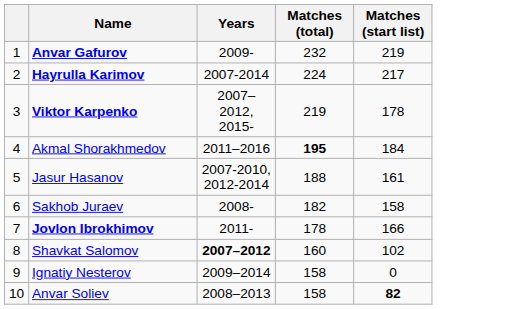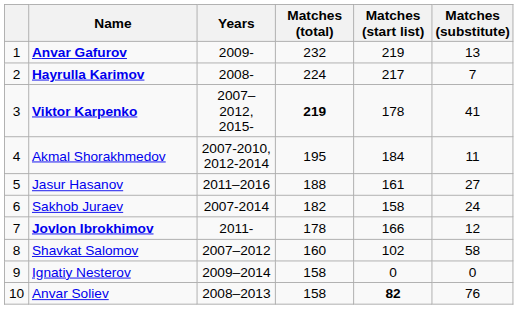+ column: (473, 23)
(236, 74) 2007-2014 -> (236, 74) 2008-
(315, 111) normal -> (315, 111) bold
(236, 148) 2011–2016 -> (236, 156) 2007-2010, 2012-2014
(315, 148) bold -> (315, 156) normal
(236, 177) 2007-2010, 2012-2014 -> (236, 185) 2011–2016
(236, 207) 2008- -> (236, 207) 2007-2014
(236, 250) bold -> (236, 250) normal
